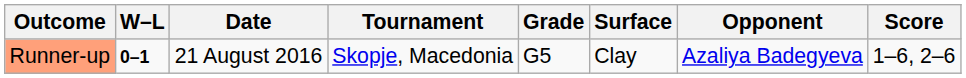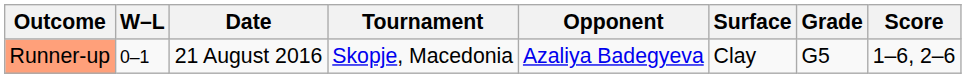columns swapped: (554, 21) <-> (772, 21)
(135, 55) bold -> (135, 57) normal
